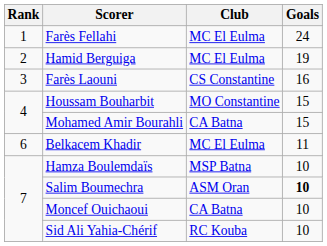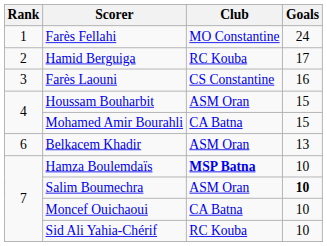(227, 36) MC El Eulma -> (234, 36) MO Constantine
(227, 58) MC El Eulma -> (218, 58) RC Kouba
(303, 58) 19 -> (303, 58) 17
(234, 101) MO Constantine -> (219, 101) ASM Oran
(227, 144) MC El Eulma -> (219, 144) ASM Oran
(303, 144) 11 -> (303, 144) 13
(220, 166) normal -> (222, 166) bold
